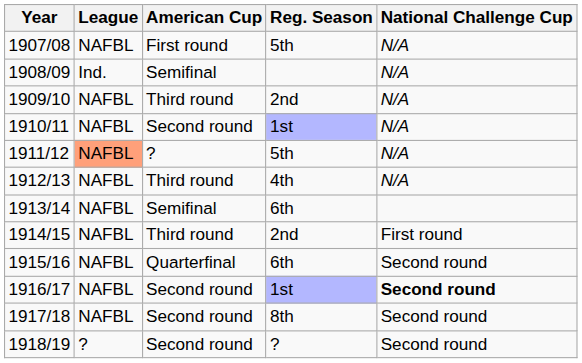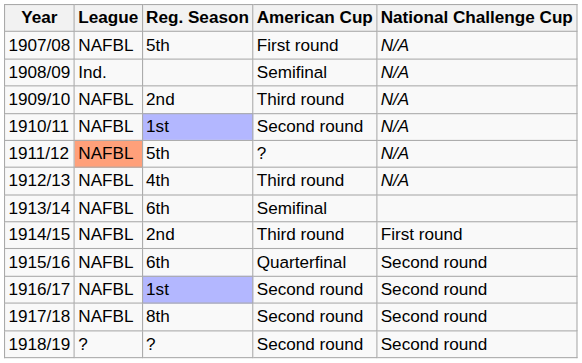columns swapped: (321, 18) <-> (204, 18)
(438, 289) bold -> (434, 289) normal
